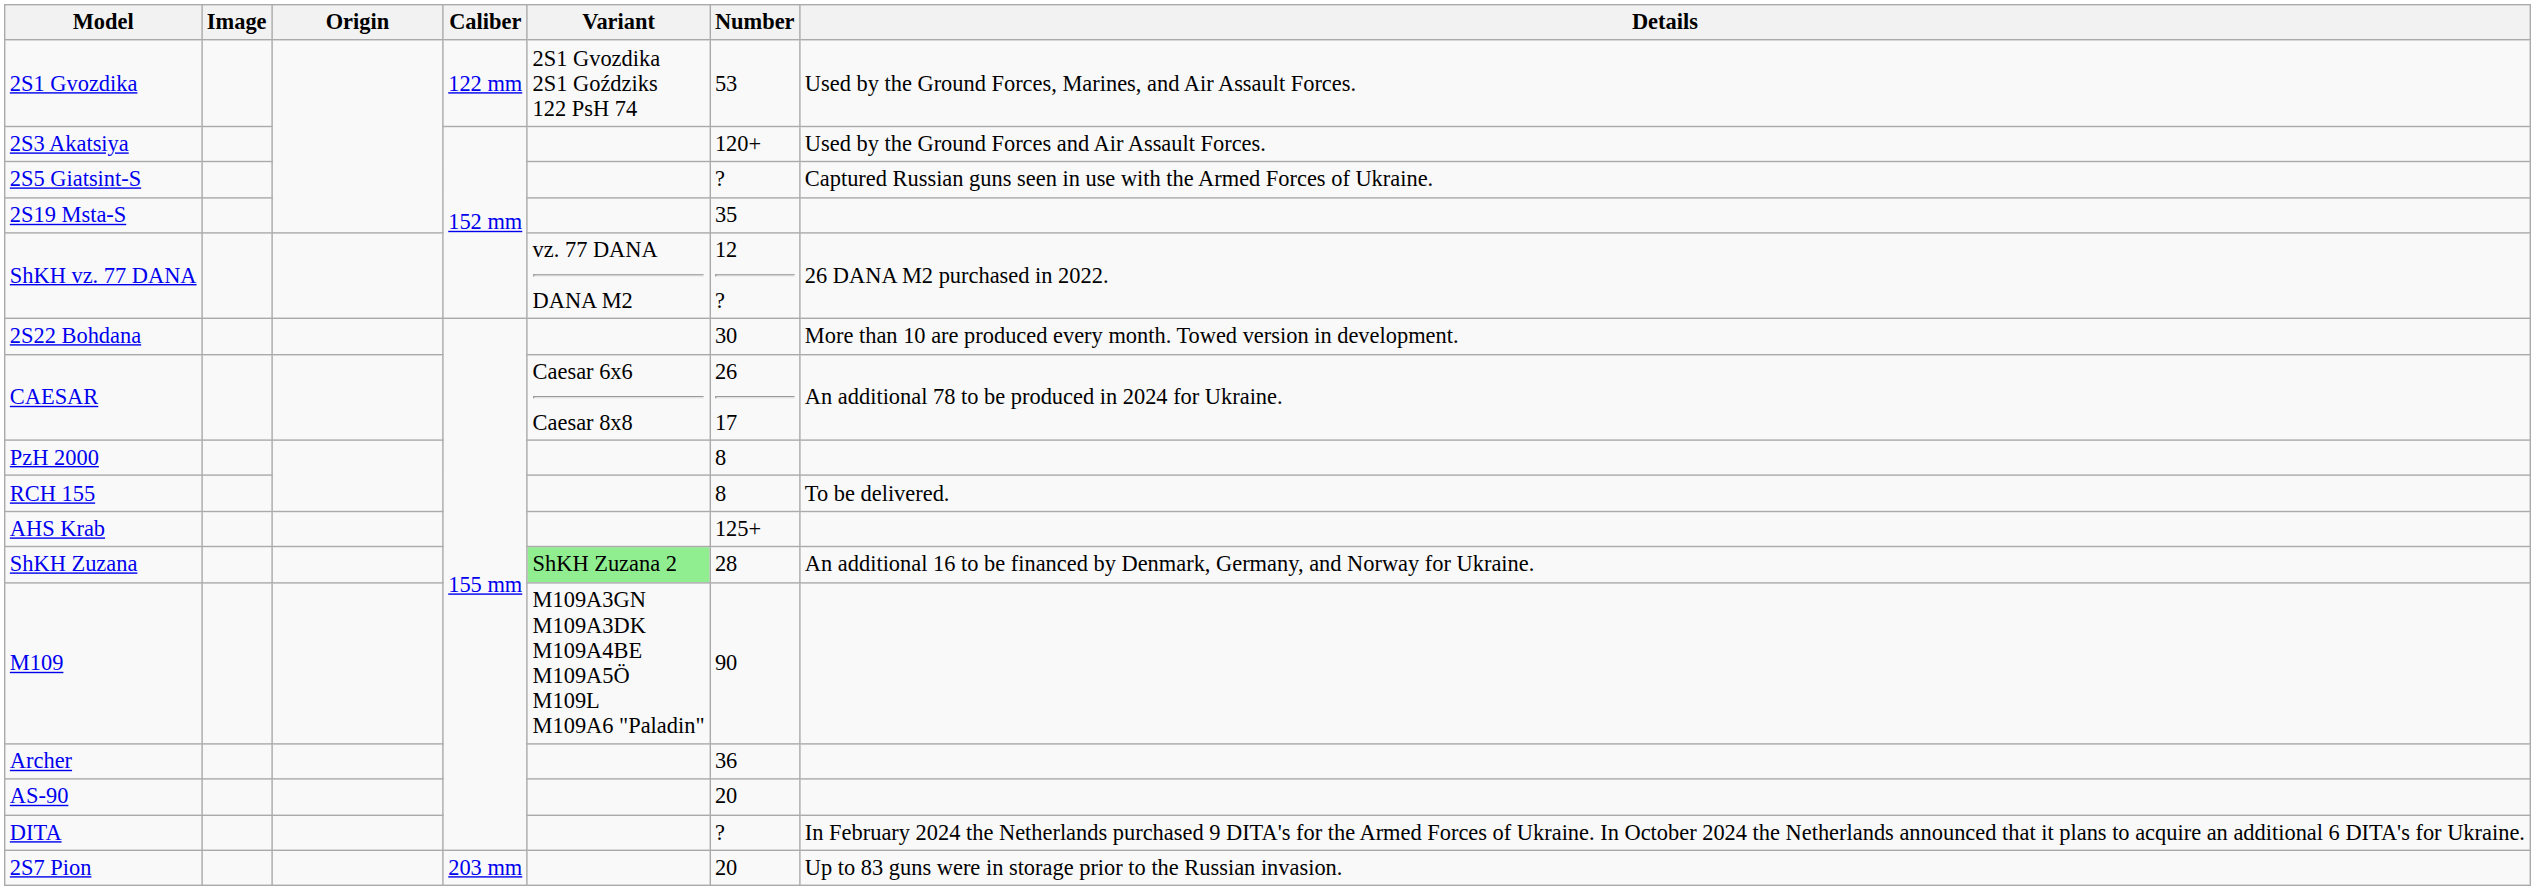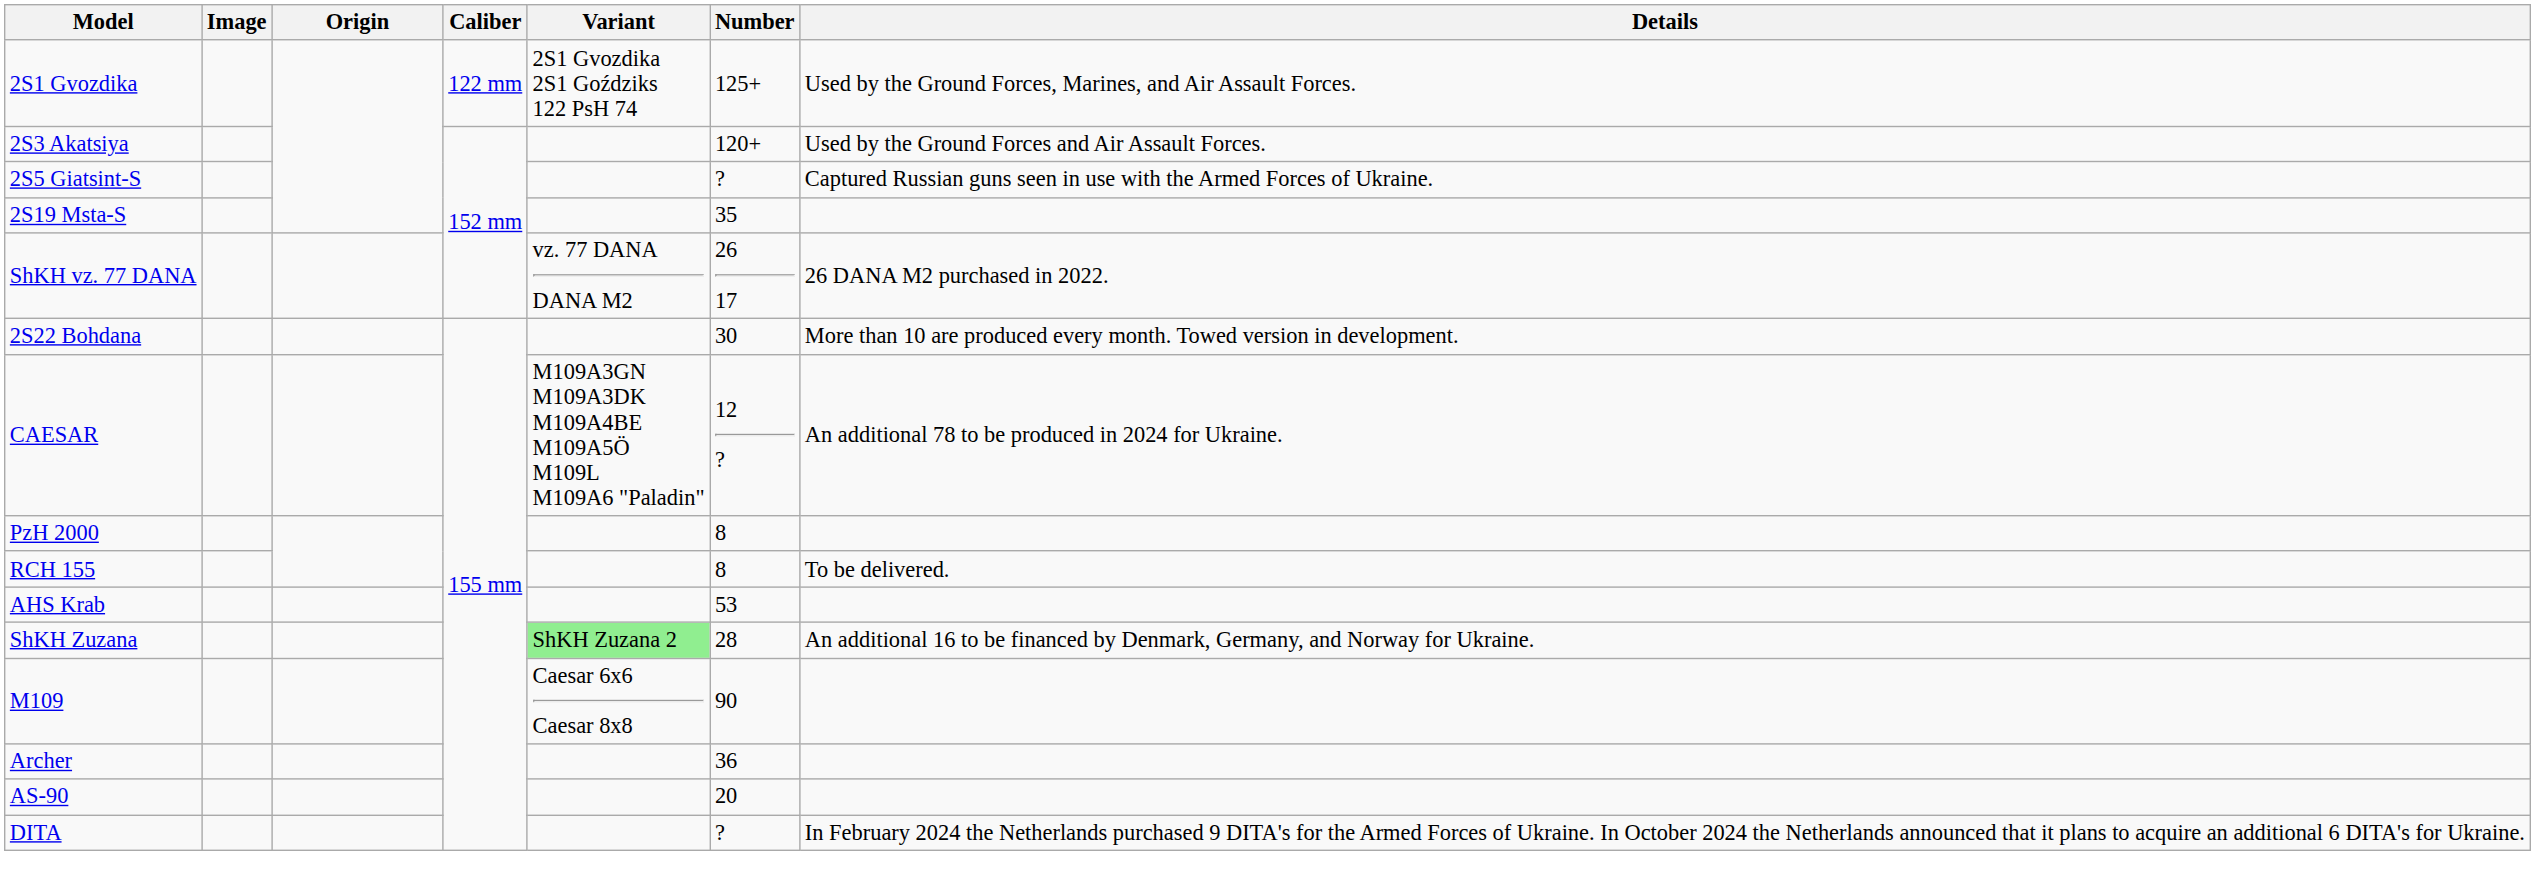(726, 82) 53 -> (738, 82) 125+
(755, 275) 12 ? -> (755, 275) 26 17
(619, 396) Caesar 6x6 Caesar 8x8 -> (619, 434) M109A3GN M109A3DK M109A4BE M109A5Ö M109L M109A6 "Paladin"
(755, 396) 26 17 -> (755, 434) 12 ?
(738, 528) 125+ -> (726, 604) 53
(619, 662) M109A3GN M109A3DK M109A4BE M109A5Ö M109L M109A6 "Paladin" -> (619, 700) Caesar 6x6 Caesar 8x8
- row: (51, 867)
